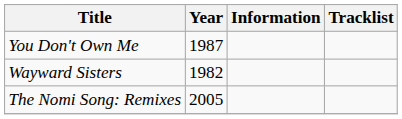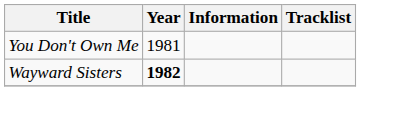(206, 45) 1987 -> (164, 45) 1981
(206, 72) normal -> (164, 72) bold
- row: (95, 99)
